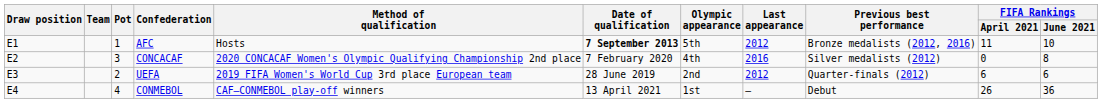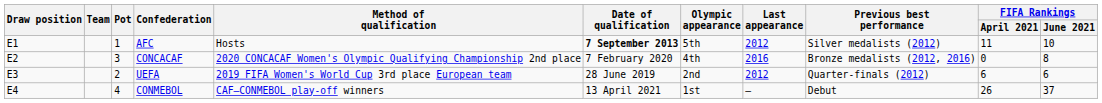(892, 44) Bronze medalists (2012, 2016) -> (874, 44) Silver medalists (2012)
(874, 59) Silver medalists (2012) -> (892, 59) Bronze medalists (2012, 2016)
(1049, 91) 36 -> (1049, 91) 37
